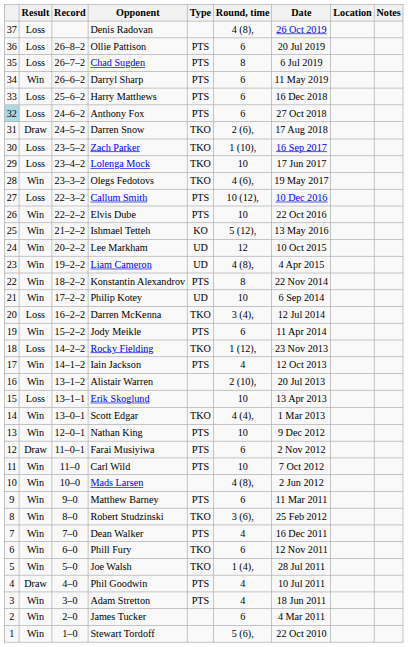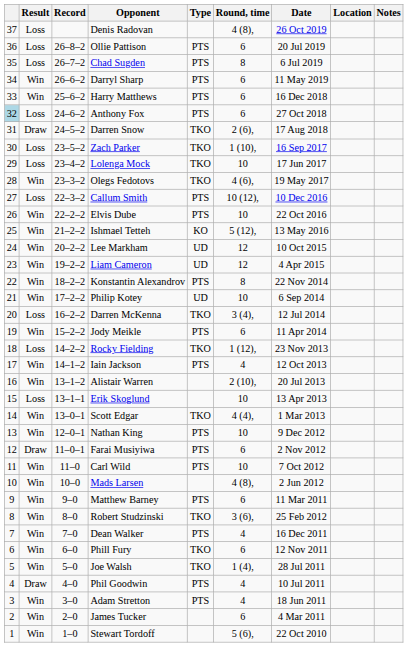(35, 97) Loss -> (35, 97) Win
(243, 264) 4 (8), -> (243, 264) 12
